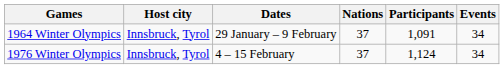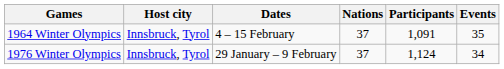(276, 34) 29 January – 9 February -> (255, 34) 4 – 15 February
(478, 34) 34 -> (478, 34) 35
(255, 53) 4 – 15 February -> (276, 53) 29 January – 9 February
